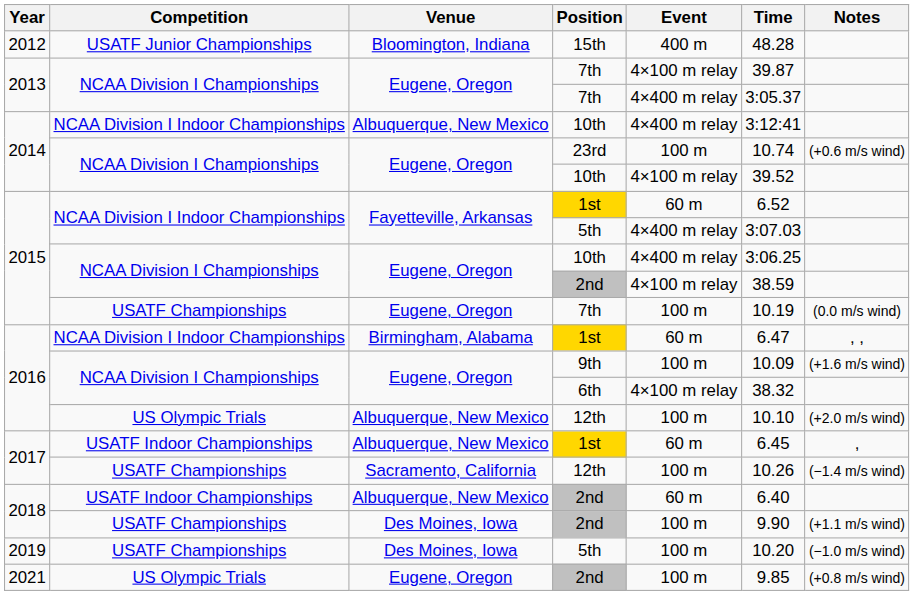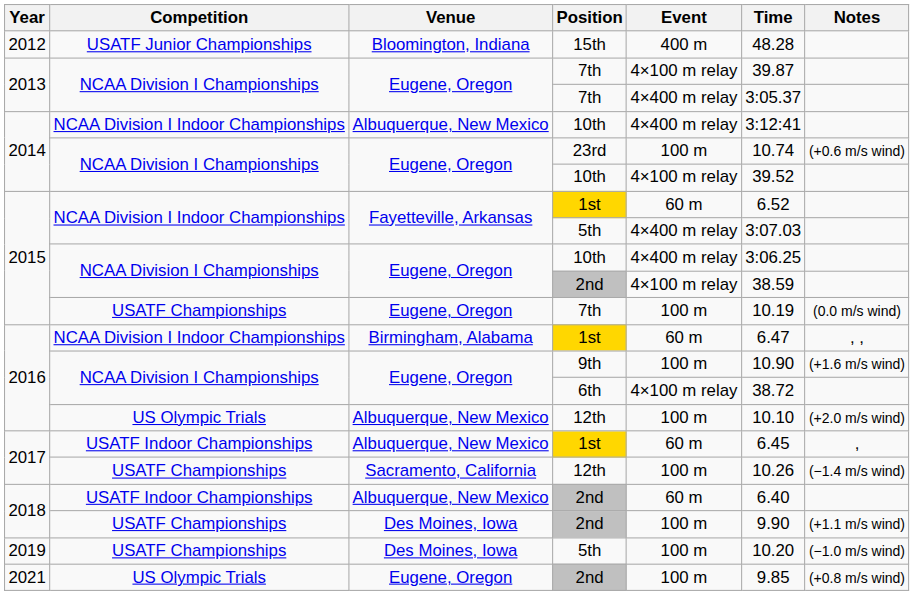(773, 364) 10.09 -> (773, 364) 10.90
(773, 390) 38.32 -> (773, 390) 38.72
